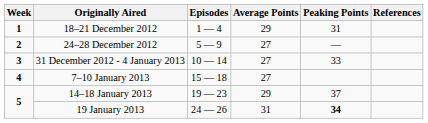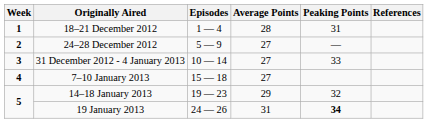(266, 28) 29 -> (266, 28) 28
(336, 93) 37 -> (336, 93) 32
